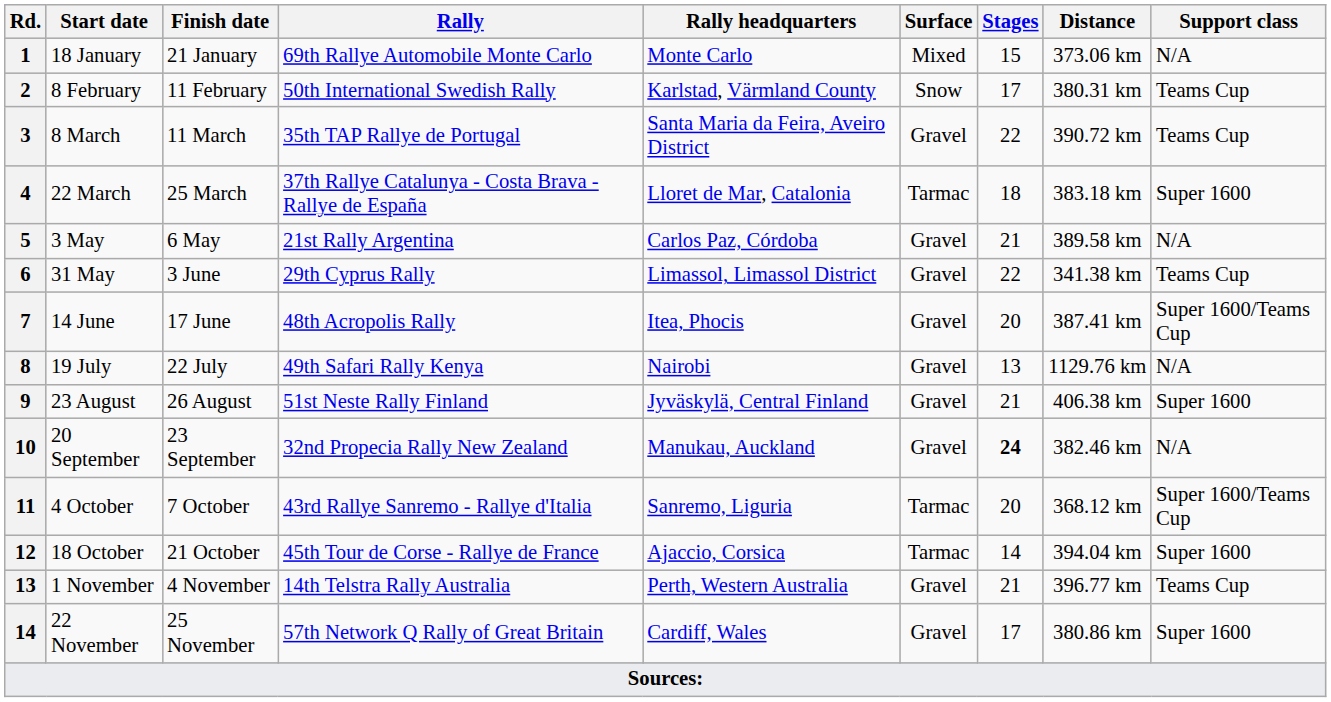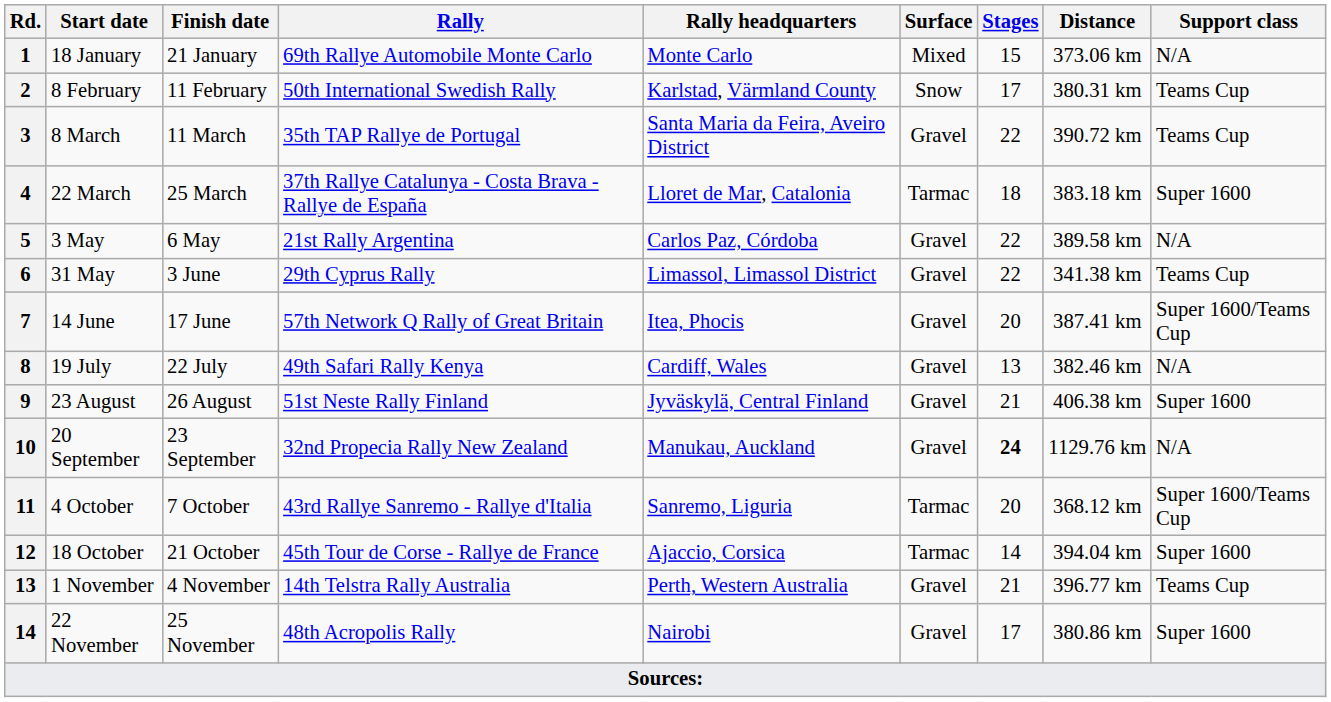(1010, 240) 21 -> (1010, 240) 22
(369, 320) 48th Acropolis Rally -> (443, 320) 57th Network Q Rally of Great Britain
(679, 366) Nairobi -> (707, 366) Cardiff, Wales
(1097, 366) 1129.76 km -> (1097, 366) 382.46 km
(1097, 447) 382.46 km -> (1097, 447) 1129.76 km
(443, 632) 57th Network Q Rally of Great Britain -> (369, 632) 48th Acropolis Rally
(707, 632) Cardiff, Wales -> (679, 632) Nairobi
